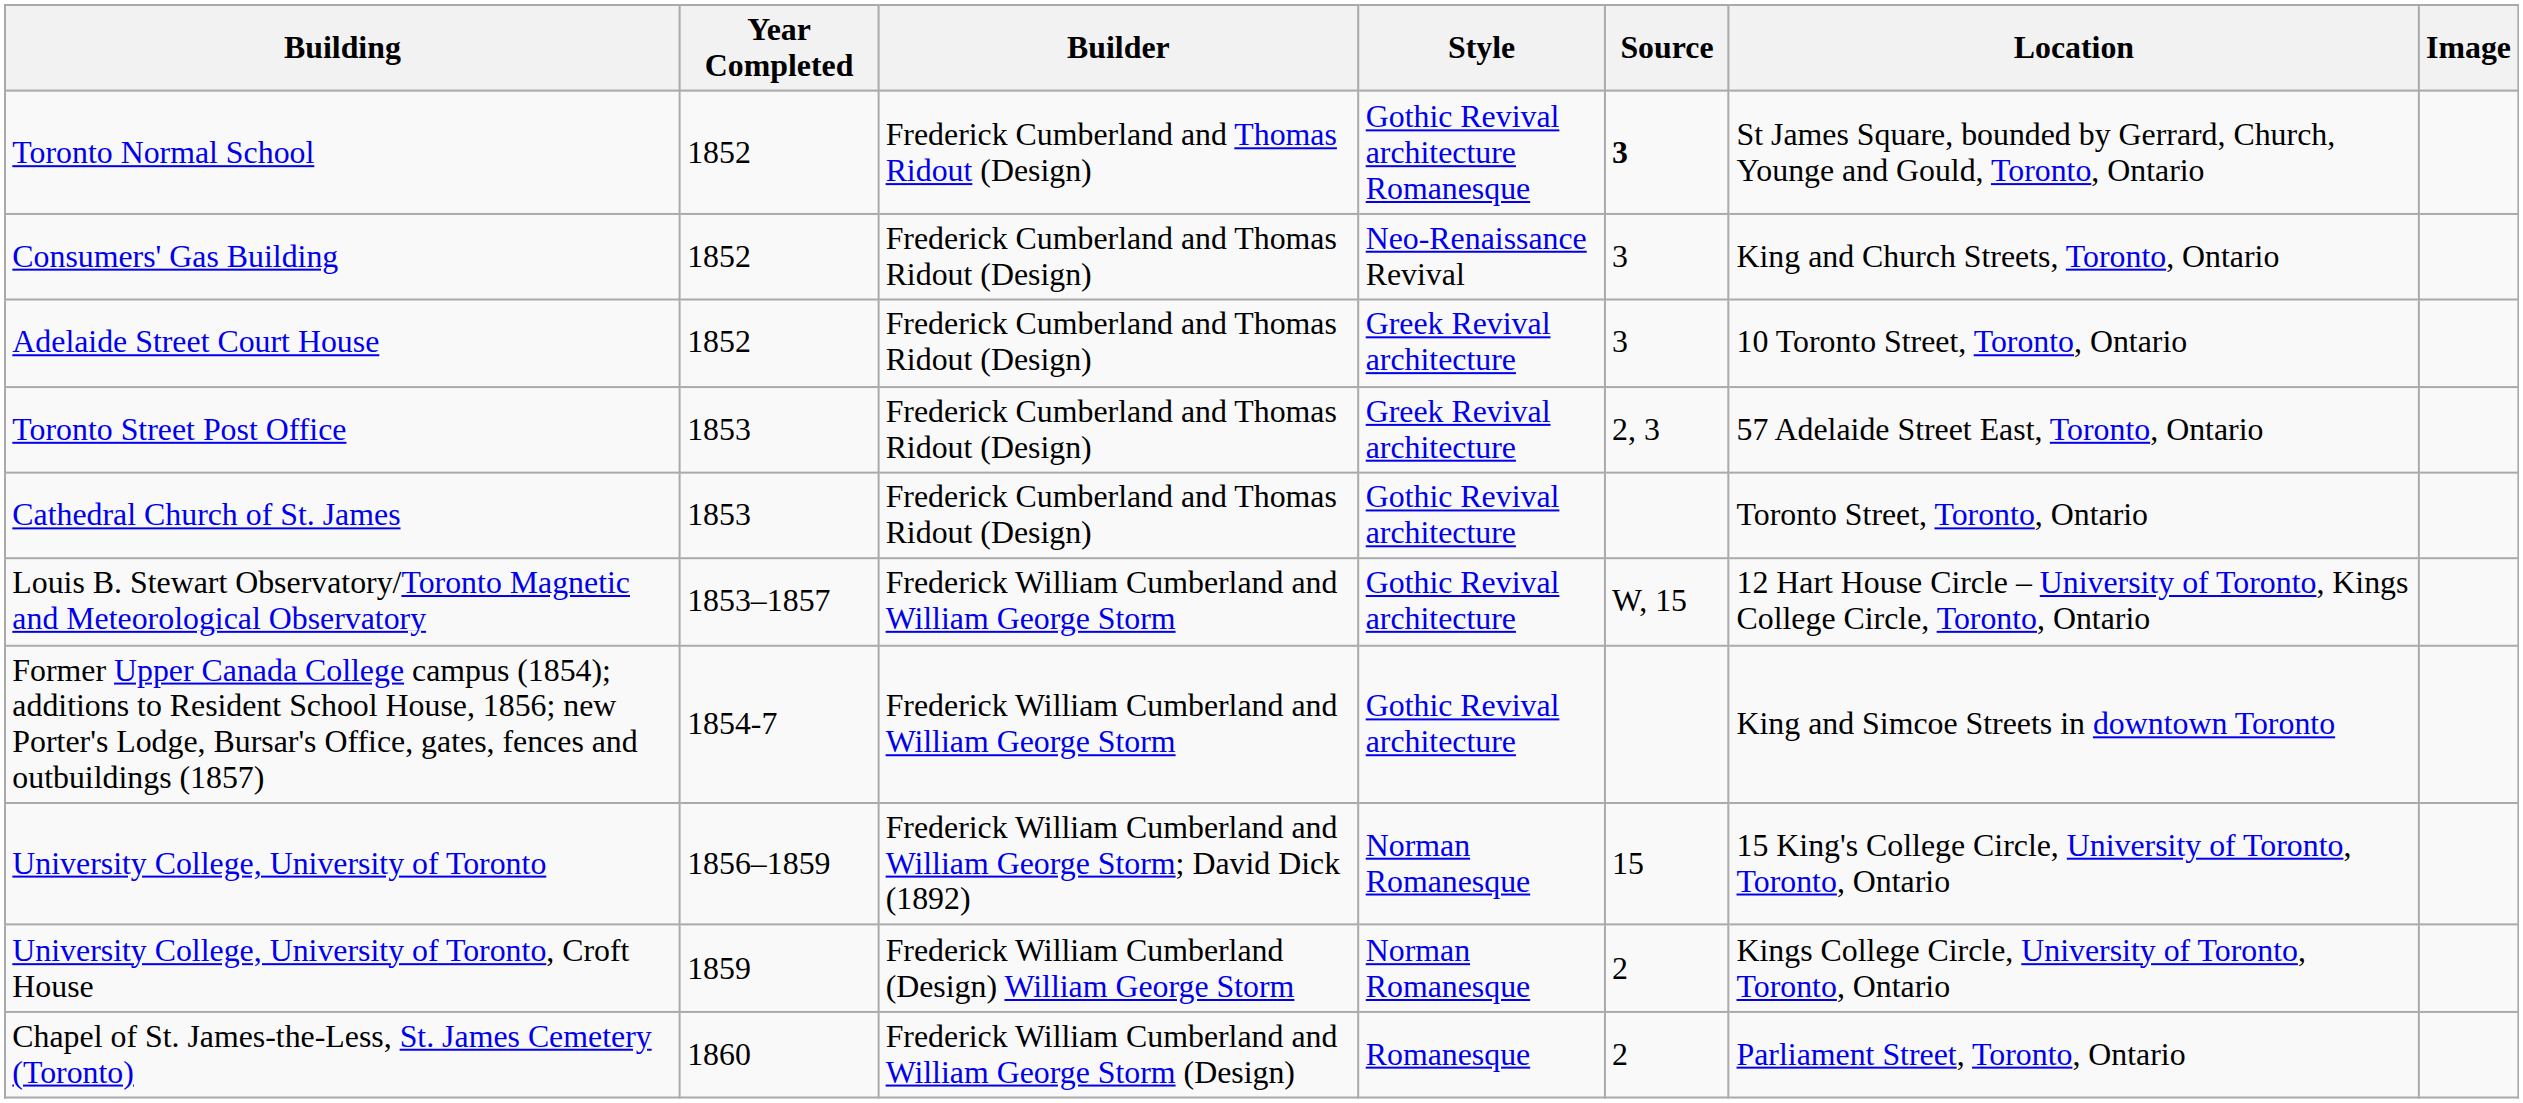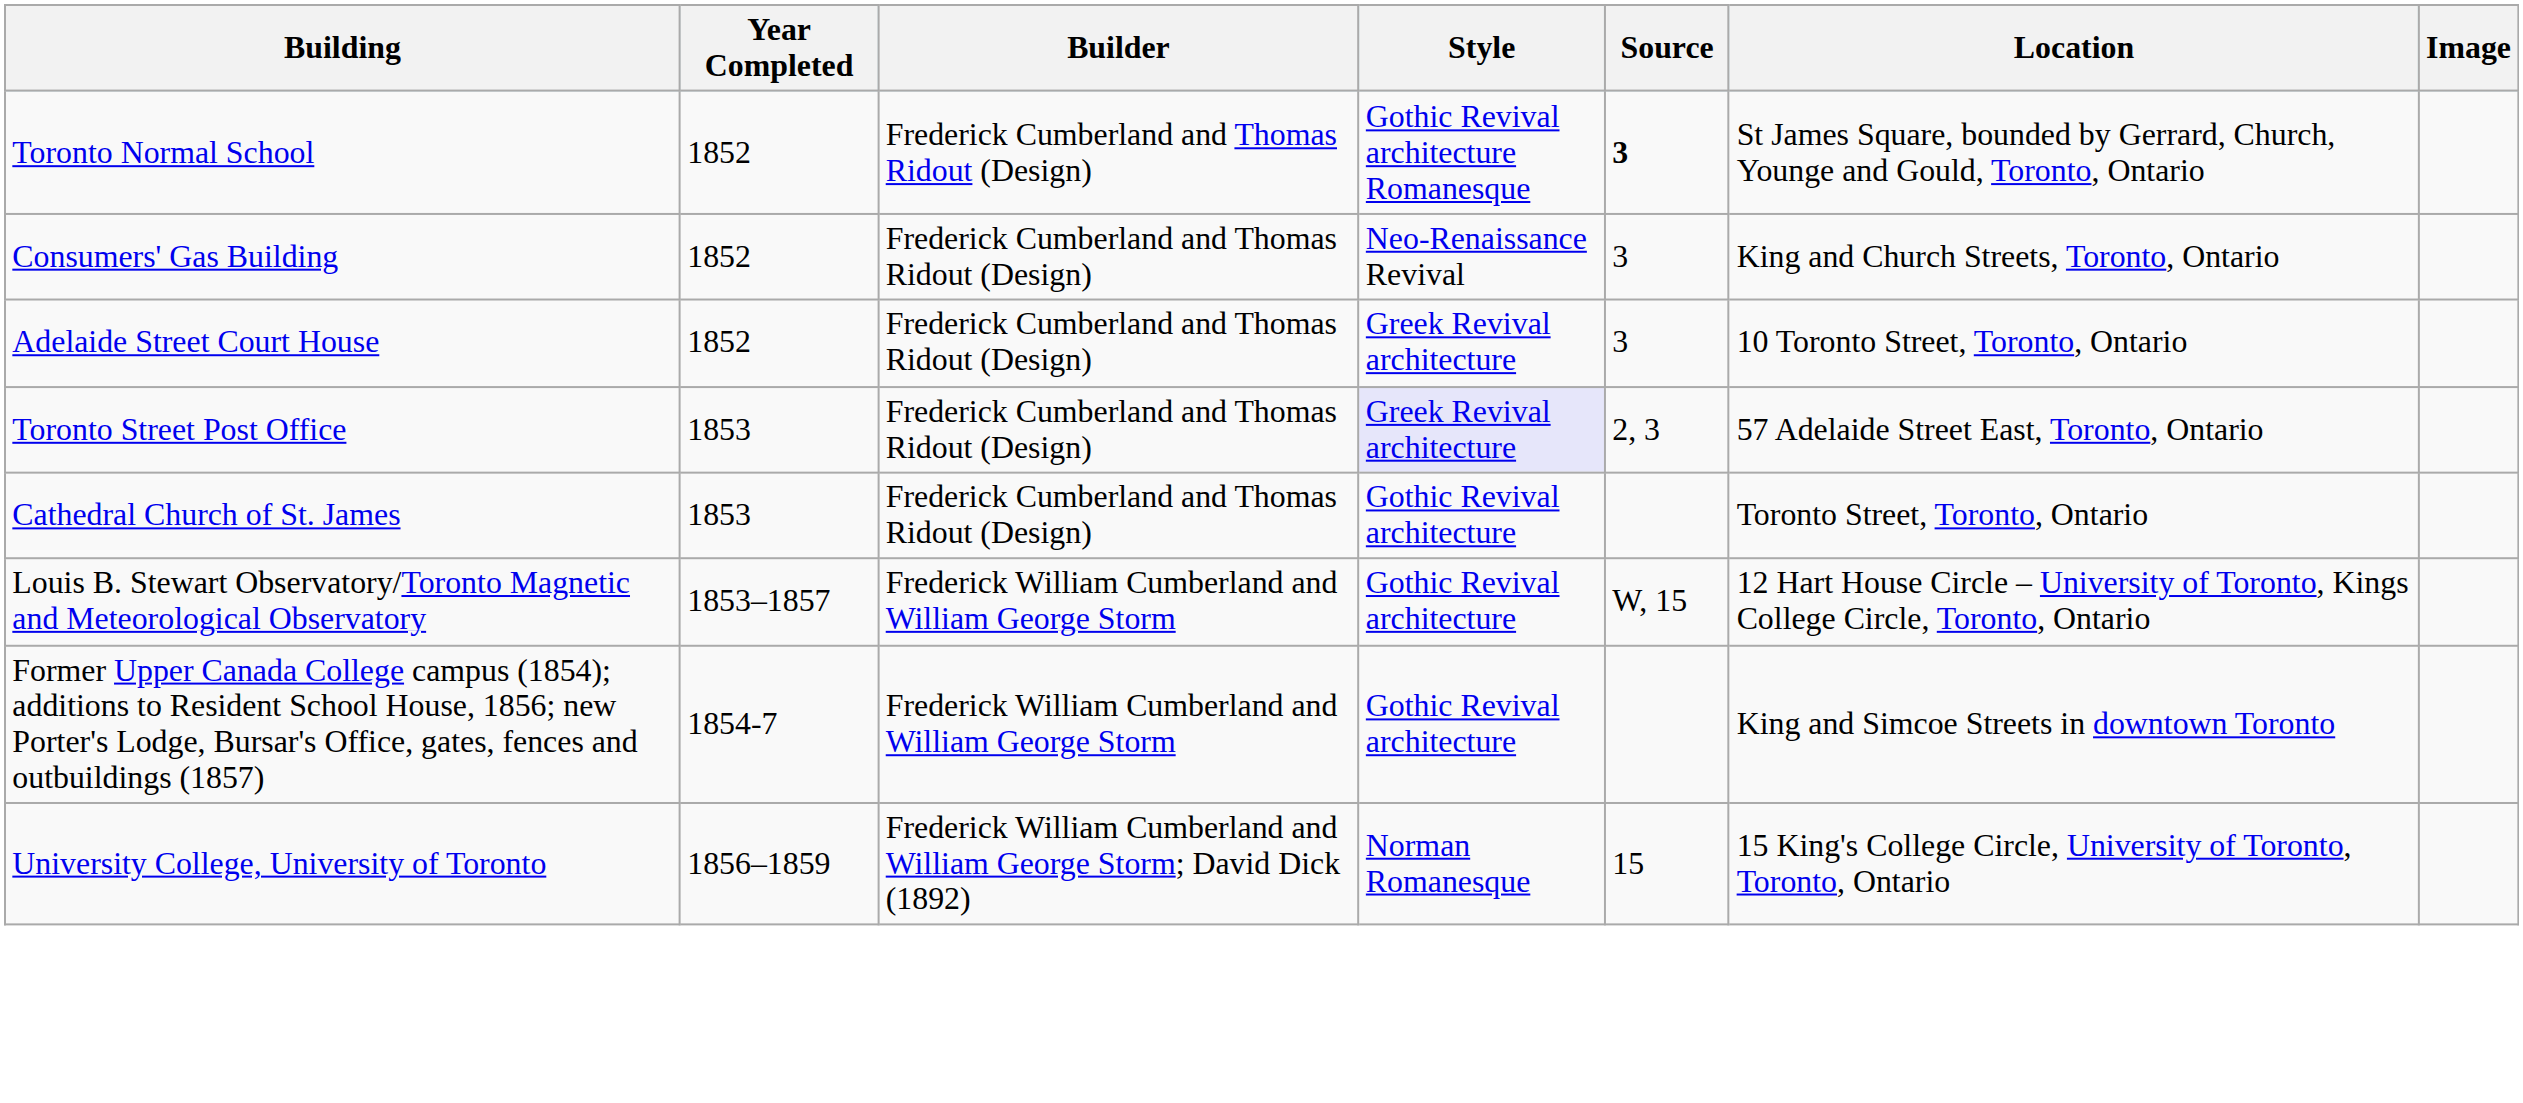(1458, 428) no background -> (1458, 428) lavender background
- row: (321, 967)
- row: (332, 1054)
